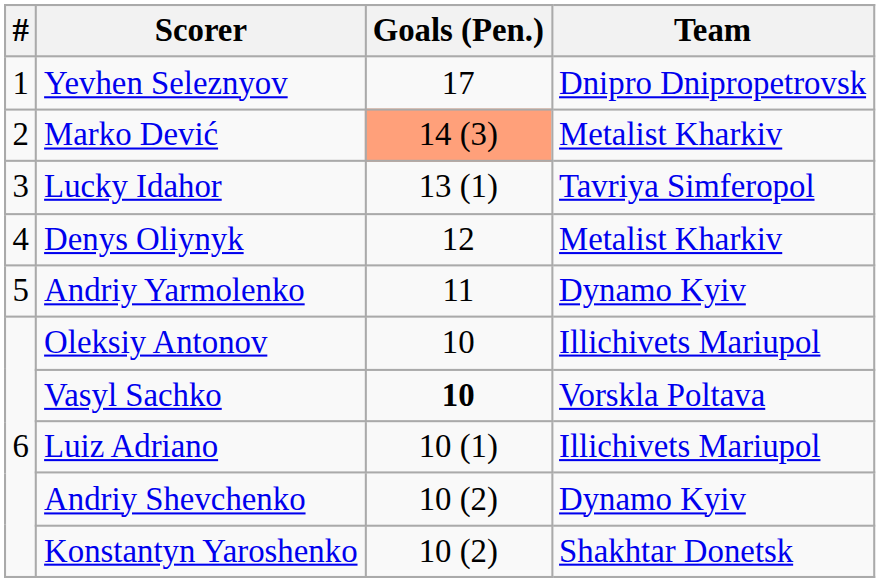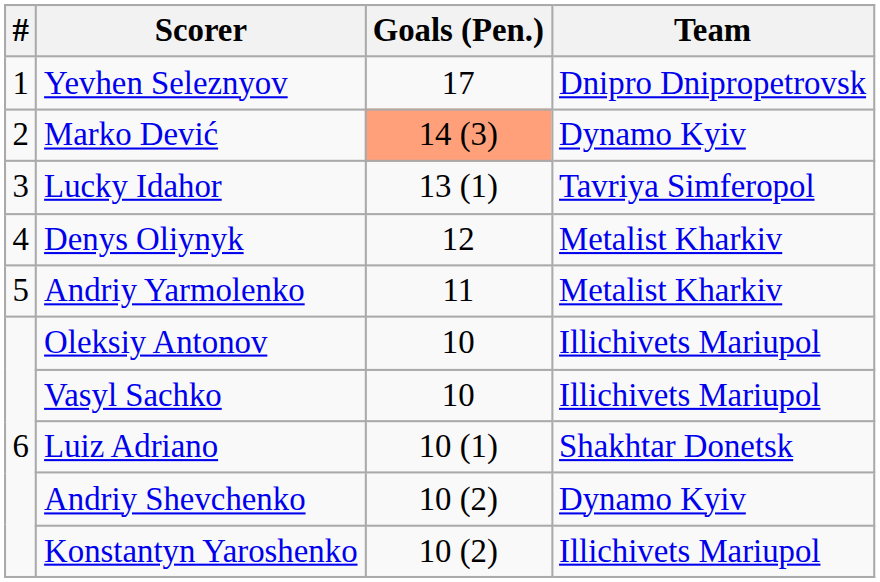(671, 134) Metalist Kharkiv -> (652, 134) Dynamo Kyiv
(652, 290) Dynamo Kyiv -> (671, 290) Metalist Kharkiv
(458, 394) bold -> (458, 394) normal
(662, 394) Vorskla Poltava -> (690, 394) Illichivets Mariupol
(690, 446) Illichivets Mariupol -> (676, 446) Shakhtar Donetsk
(676, 550) Shakhtar Donetsk -> (690, 550) Illichivets Mariupol
